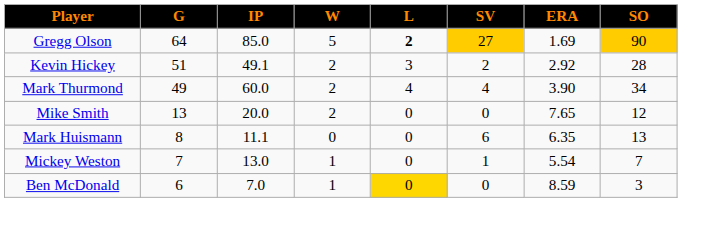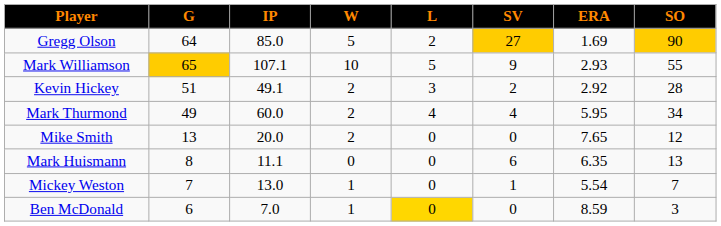(409, 40) bold -> (432, 40) normal
+ row: (76, 64)
(562, 88) 3.90 -> (594, 112) 5.95
